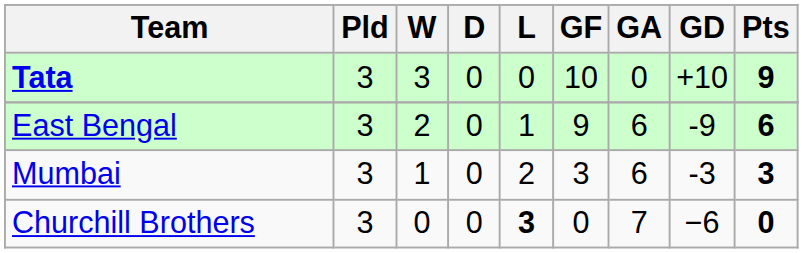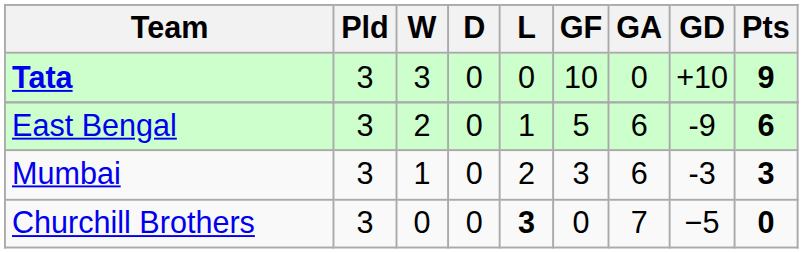(581, 125) 9 -> (581, 125) 5
(702, 222) −6 -> (702, 222) −5
